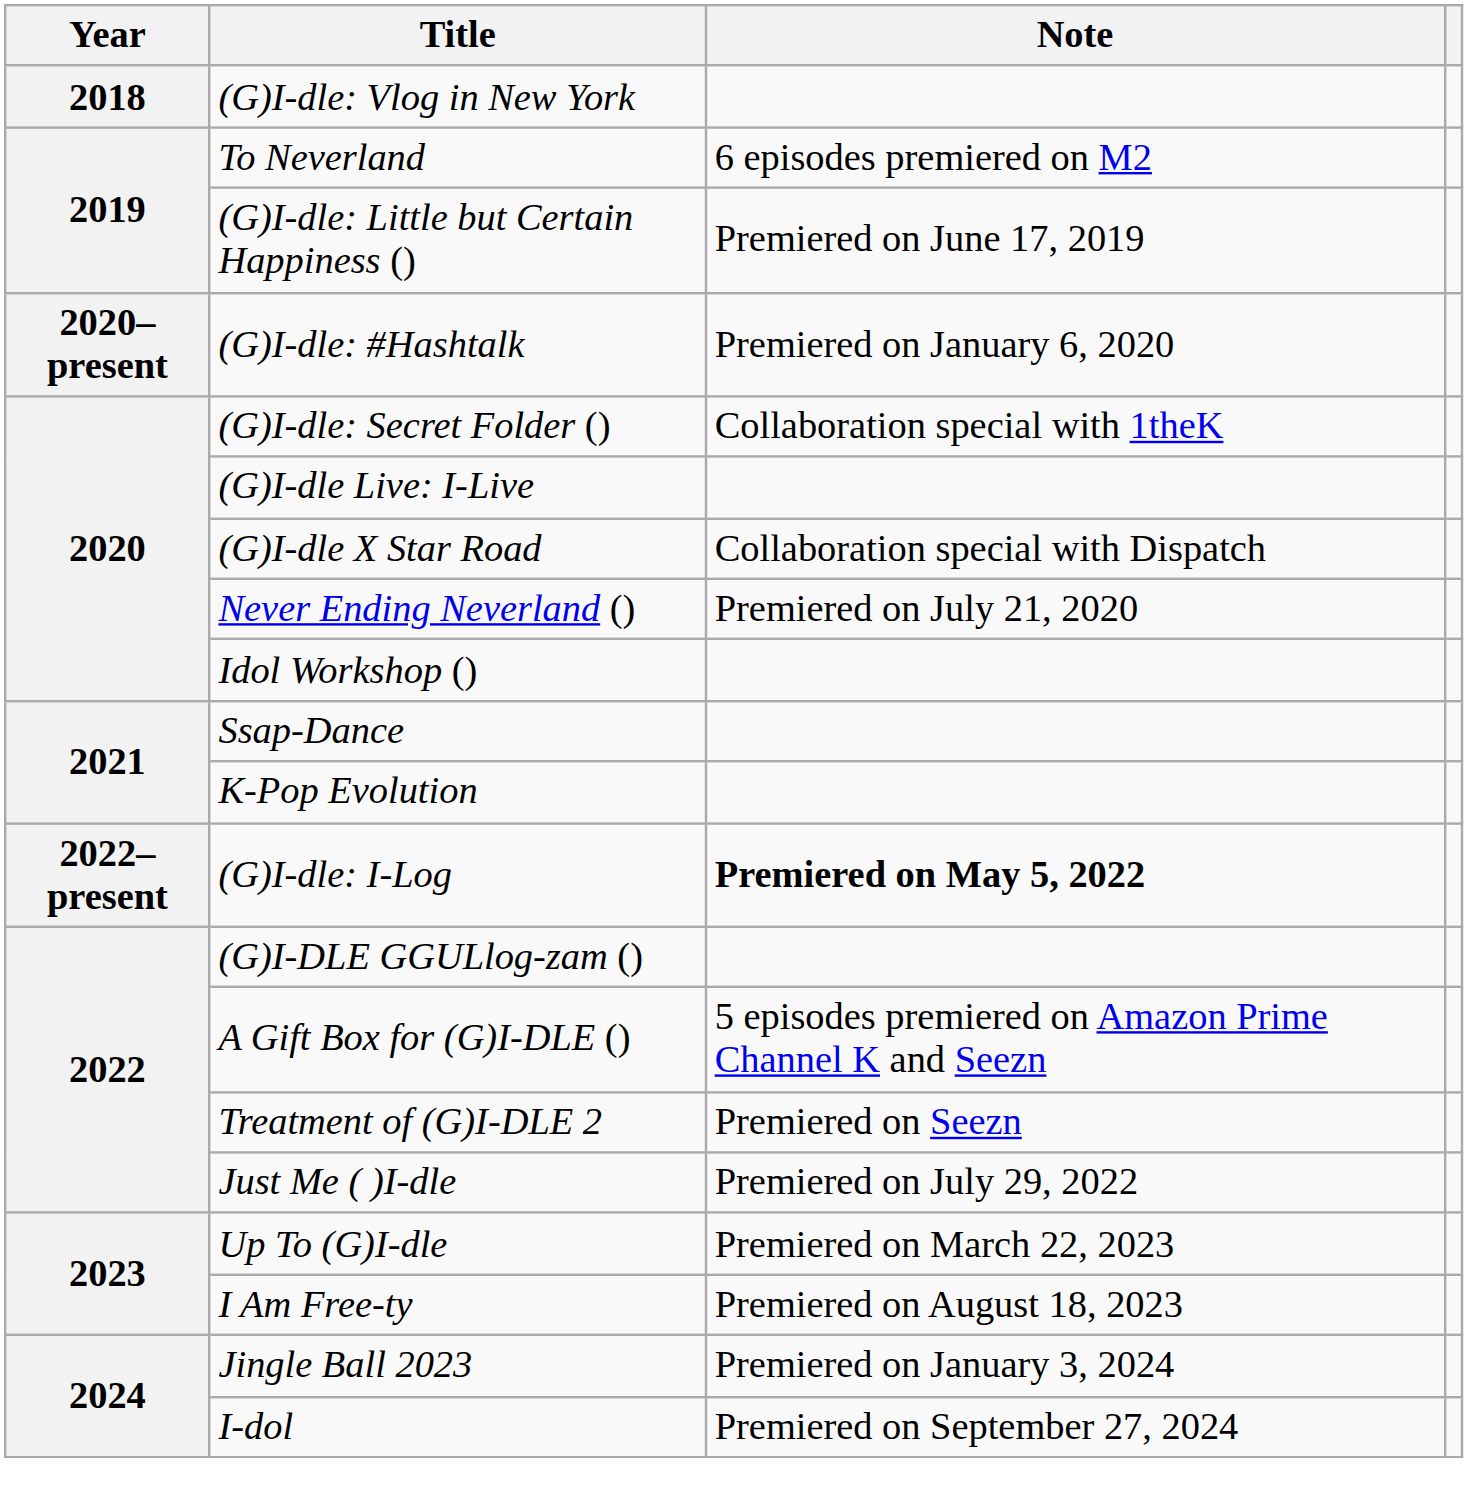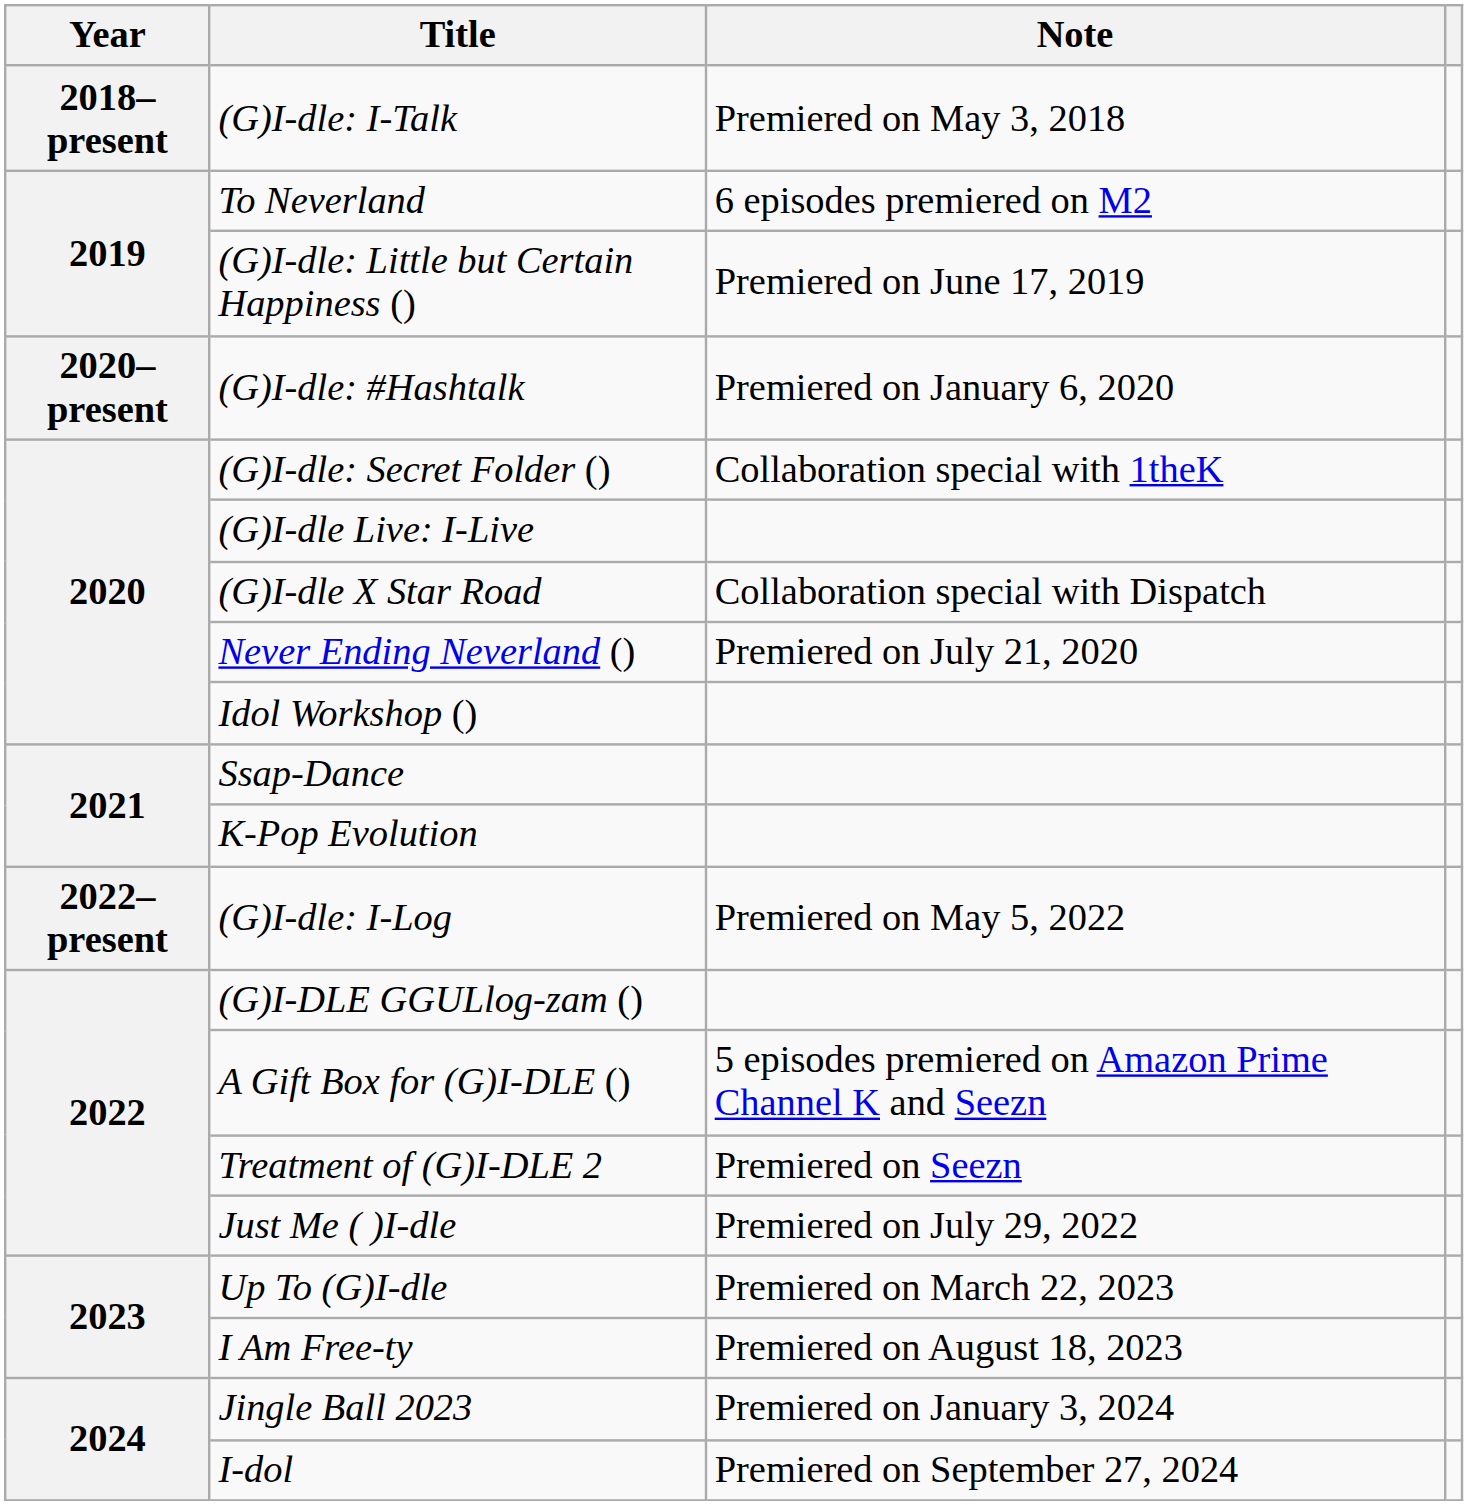+ row: (338, 117)
- row: (427, 95)
(930, 873) bold -> (920, 916) normal
